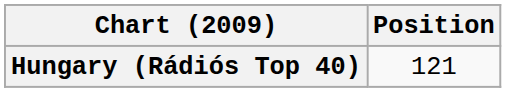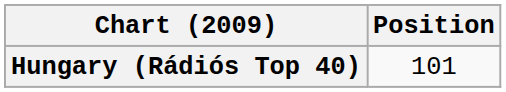(434, 67) 121 -> (434, 67) 101
